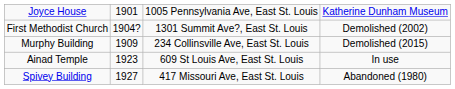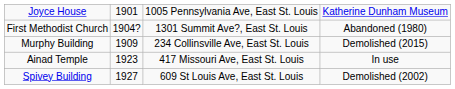(385, 28) Demolished (2002) -> (385, 28) Abandoned (1980)
(232, 60) 609 St Louis Ave, East St. Louis -> (232, 60) 417 Missouri Ave, East St. Louis
(232, 76) 417 Missouri Ave, East St. Louis -> (232, 76) 609 St Louis Ave, East St. Louis
(385, 76) Abandoned (1980) -> (385, 76) Demolished (2002)
